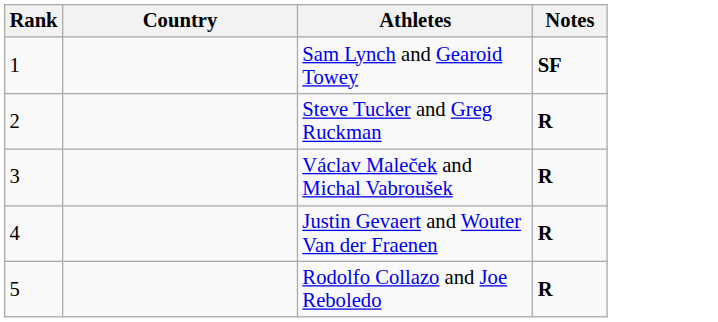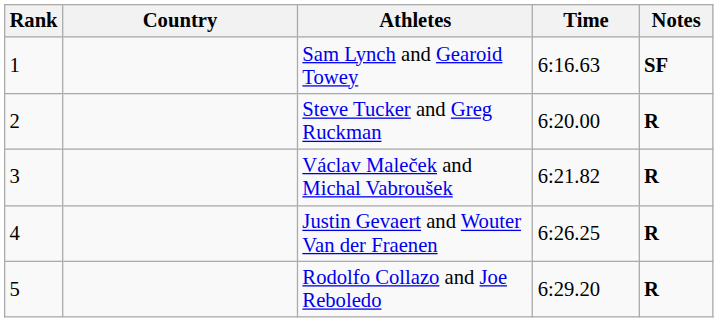+ column: (586, 20)
